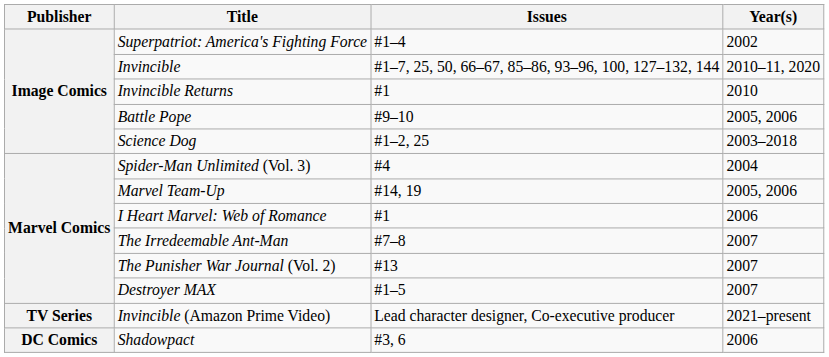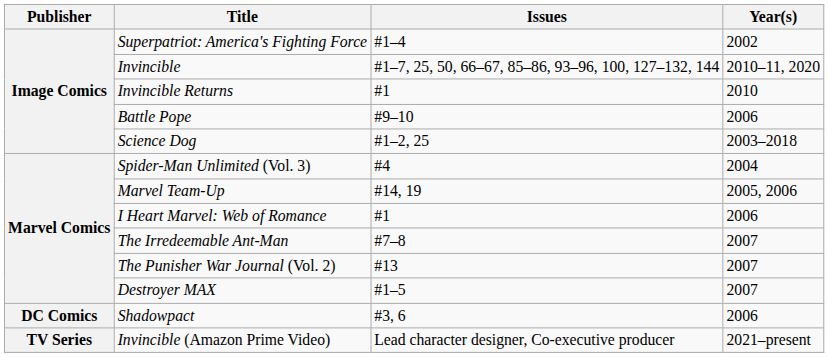(762, 116) 2005, 2006 -> (742, 116) 2006
rows swapped: (156, 340) <-> (224, 315)
